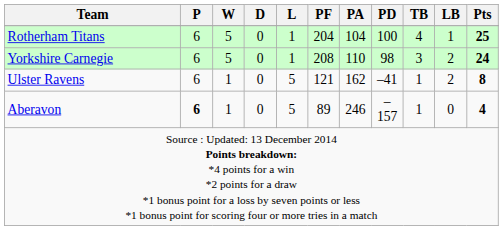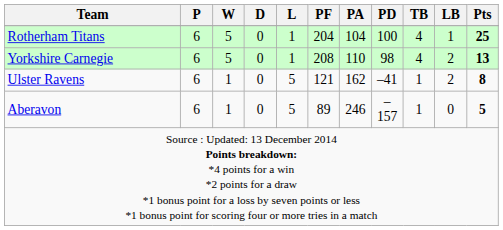(419, 58) 3 -> (419, 58) 4
(482, 58) 24 -> (482, 58) 13
(197, 109) bold -> (197, 109) normal
(482, 109) 4 -> (482, 109) 5
